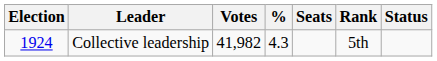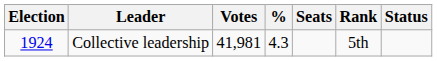(239, 42) 41,982 -> (239, 42) 41,981
